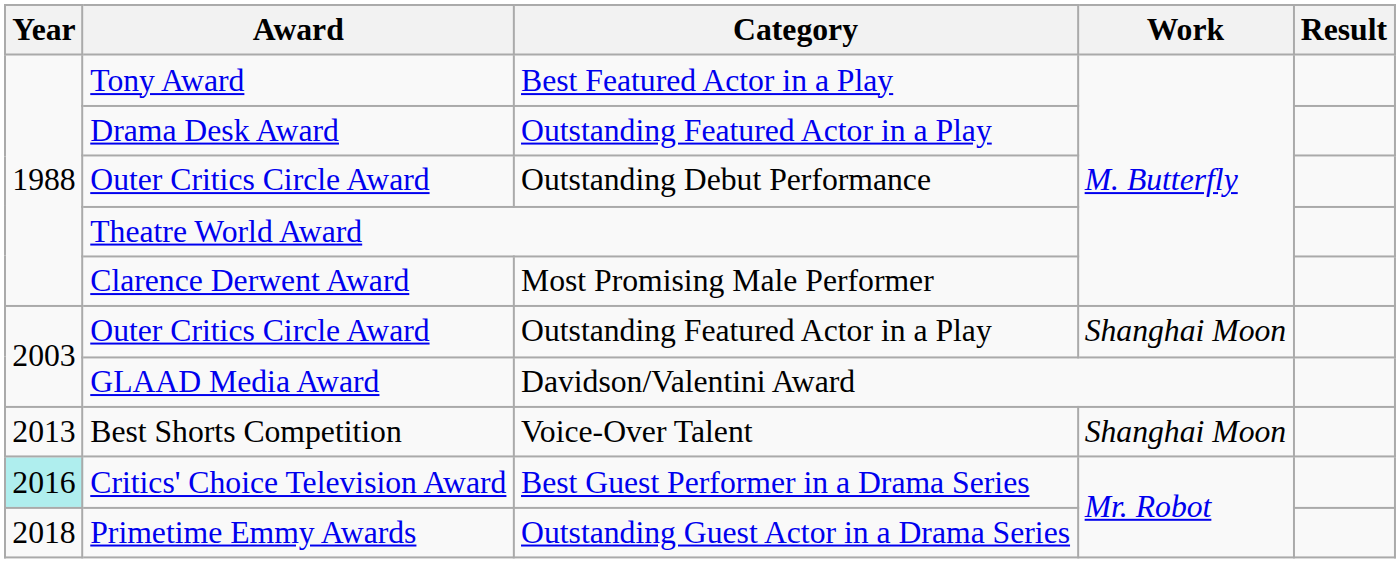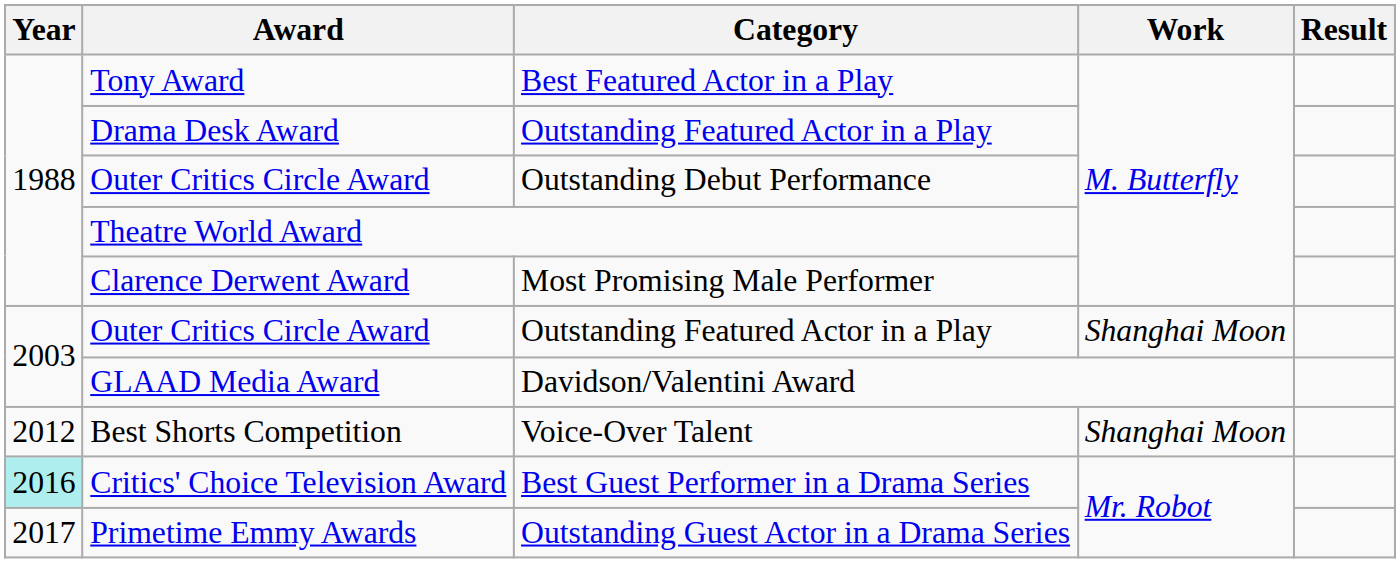(44, 431) 2013 -> (44, 431) 2012
(44, 532) 2018 -> (44, 532) 2017
